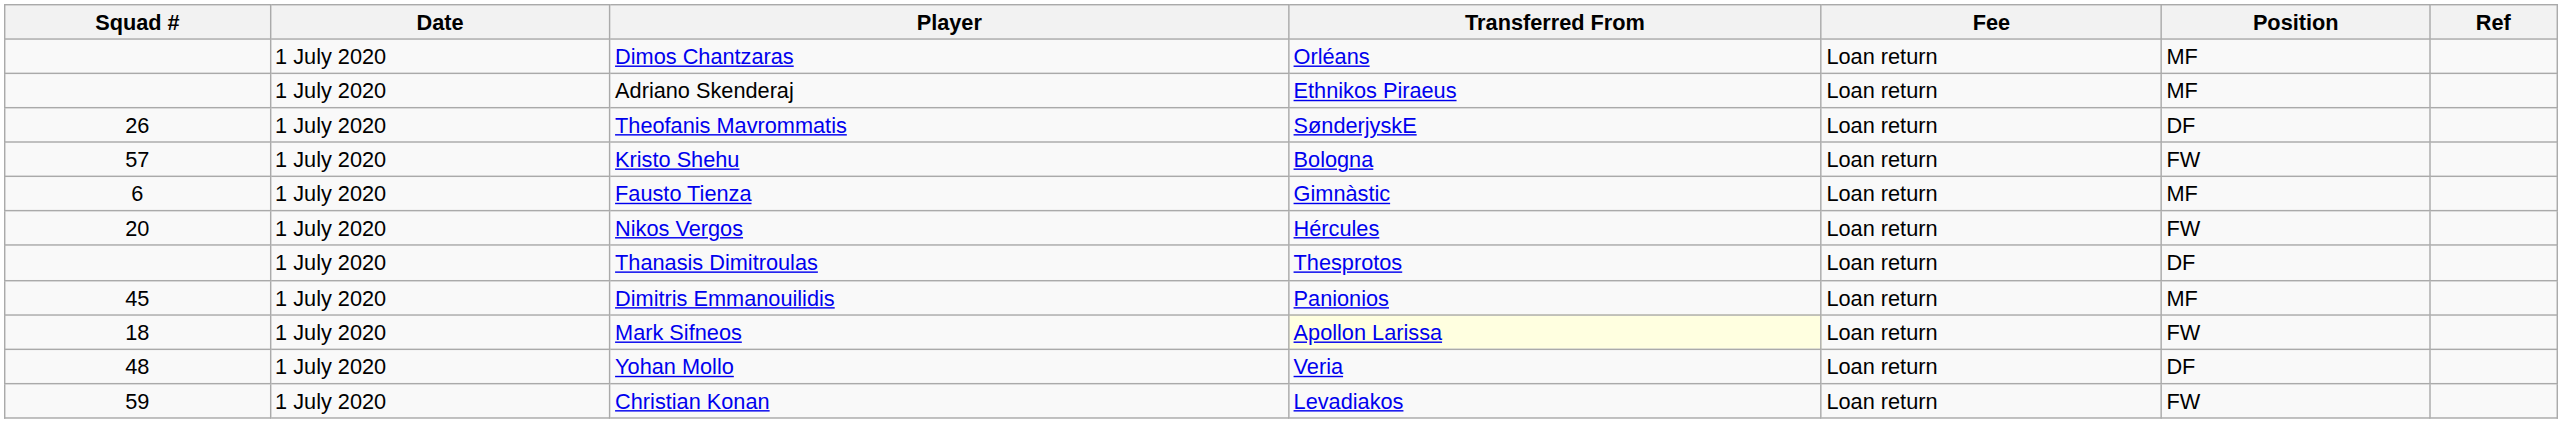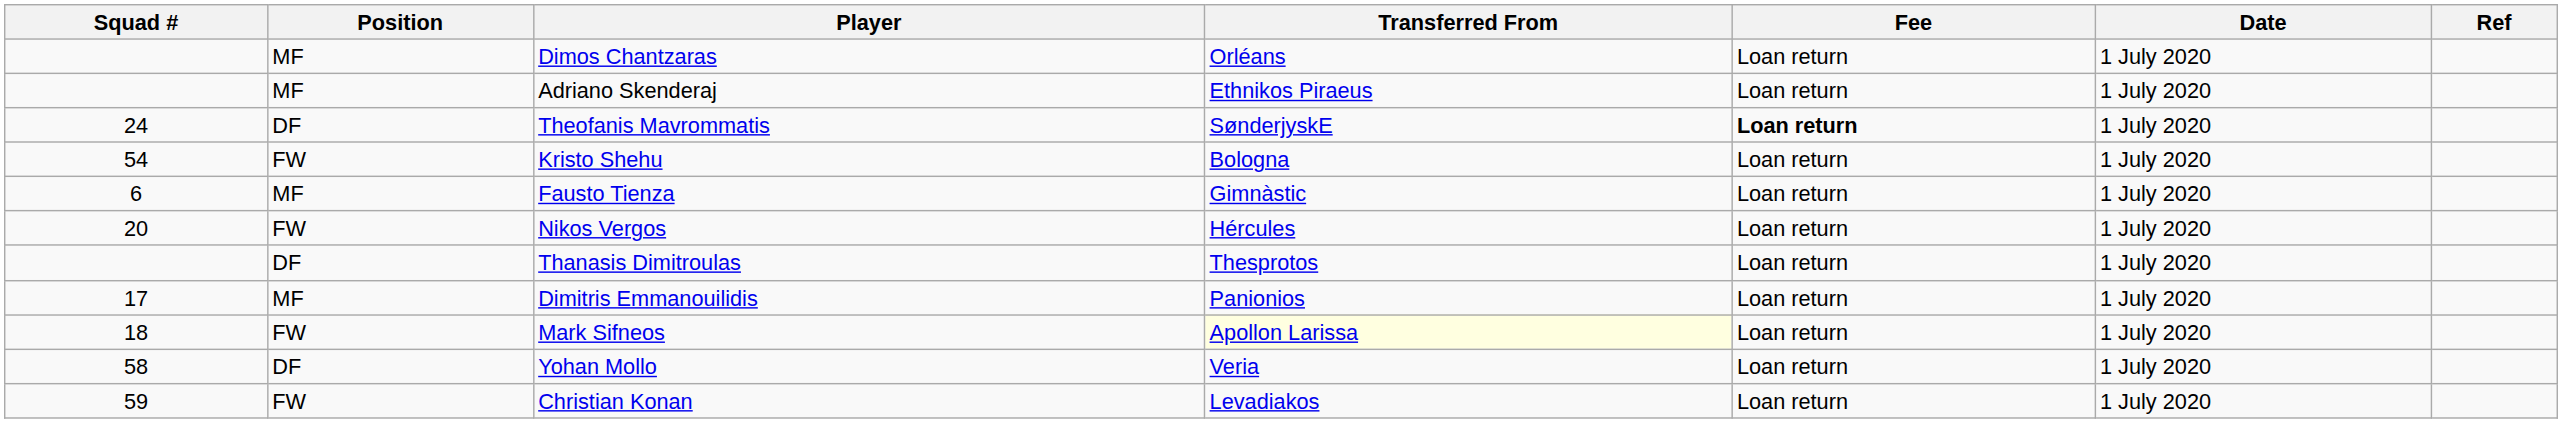columns swapped: (2296, 22) <-> (440, 22)
(137, 125) 26 -> (136, 125) 24
(1882, 125) normal -> (1797, 125) bold
(137, 160) 57 -> (136, 160) 54
(137, 297) 45 -> (136, 297) 17
(137, 366) 48 -> (136, 366) 58
